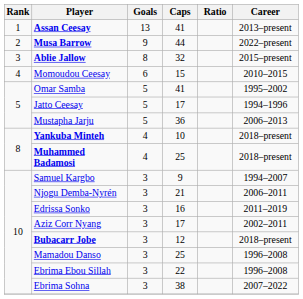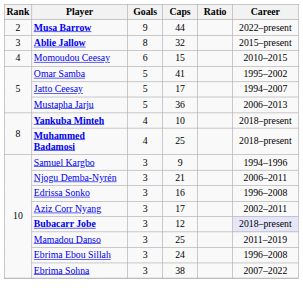- row: (62, 27)
(265, 105) 1994–1996 -> (265, 89) 1994–2007
(265, 178) 1994–2007 -> (265, 162) 1994–1996
(265, 208) 2011–2019 -> (265, 193) 1996–2008
(265, 239) no background -> (265, 224) lavender background
(265, 255) 1996–2008 -> (265, 239) 2011–2019
(180, 270) 22 -> (180, 255) 24
